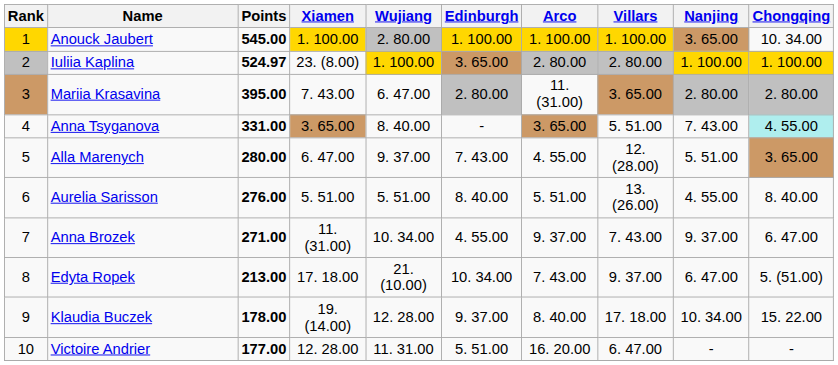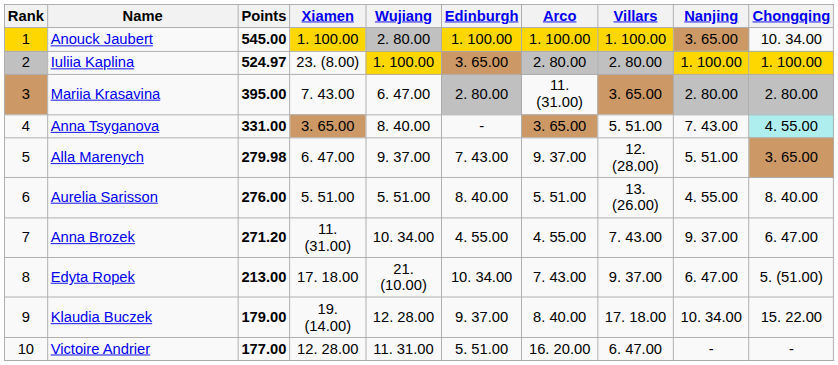(264, 157) 280.00 -> (264, 157) 279.98
(560, 157) 4. 55.00 -> (560, 157) 9. 37.00
(264, 237) 271.00 -> (264, 237) 271.20
(560, 237) 9. 37.00 -> (560, 237) 4. 55.00
(264, 317) 178.00 -> (264, 317) 179.00
